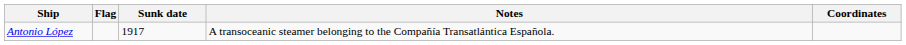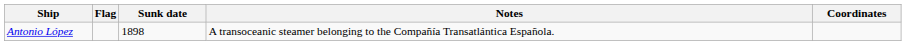(133, 31) 1917 -> (133, 31) 1898
